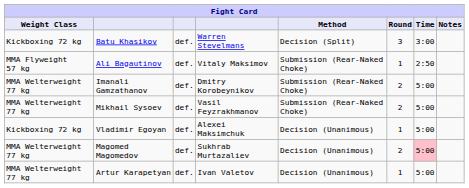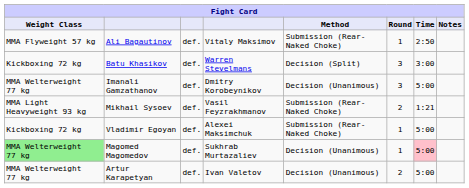rows swapped: (126, 41) <-> (129, 63)
(332, 85) Submission (Rear-Naked Choke) -> (333, 85) Decision (Unanimous)
(400, 85) 2 -> (400, 85) 3
(44, 107) MMA Welterweight 77 kg -> (46, 107) MMA Light Heavyweight 93 kg
(425, 107) 5:00 -> (425, 107) 1:21
(327, 129) Decision (Unanimous) -> (326, 129) Submission (Rear-Naked Choke)
(44, 151) no background -> (44, 151) lightgreen background
(400, 151) 2 -> (400, 151) 1
(400, 173) 1 -> (400, 173) 2
